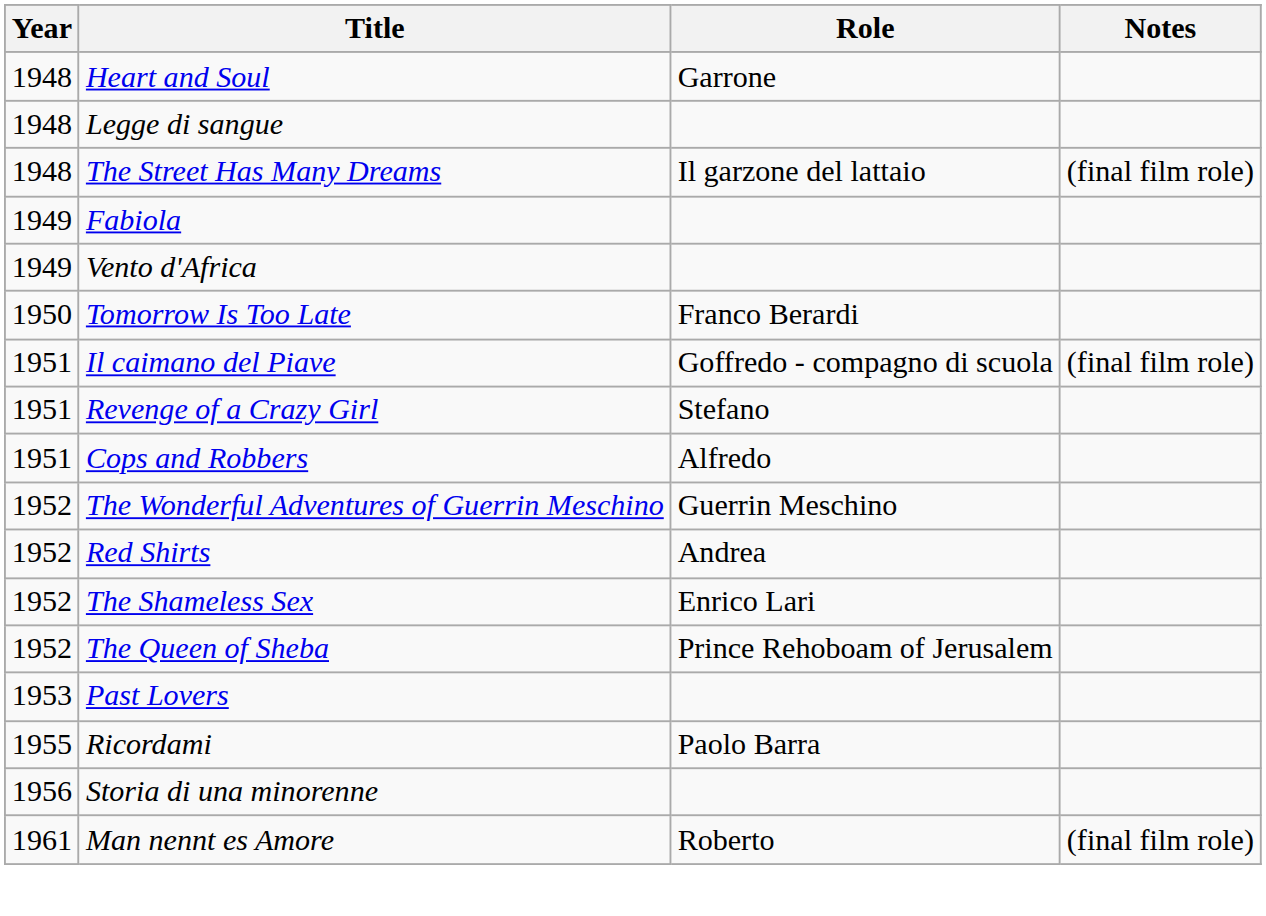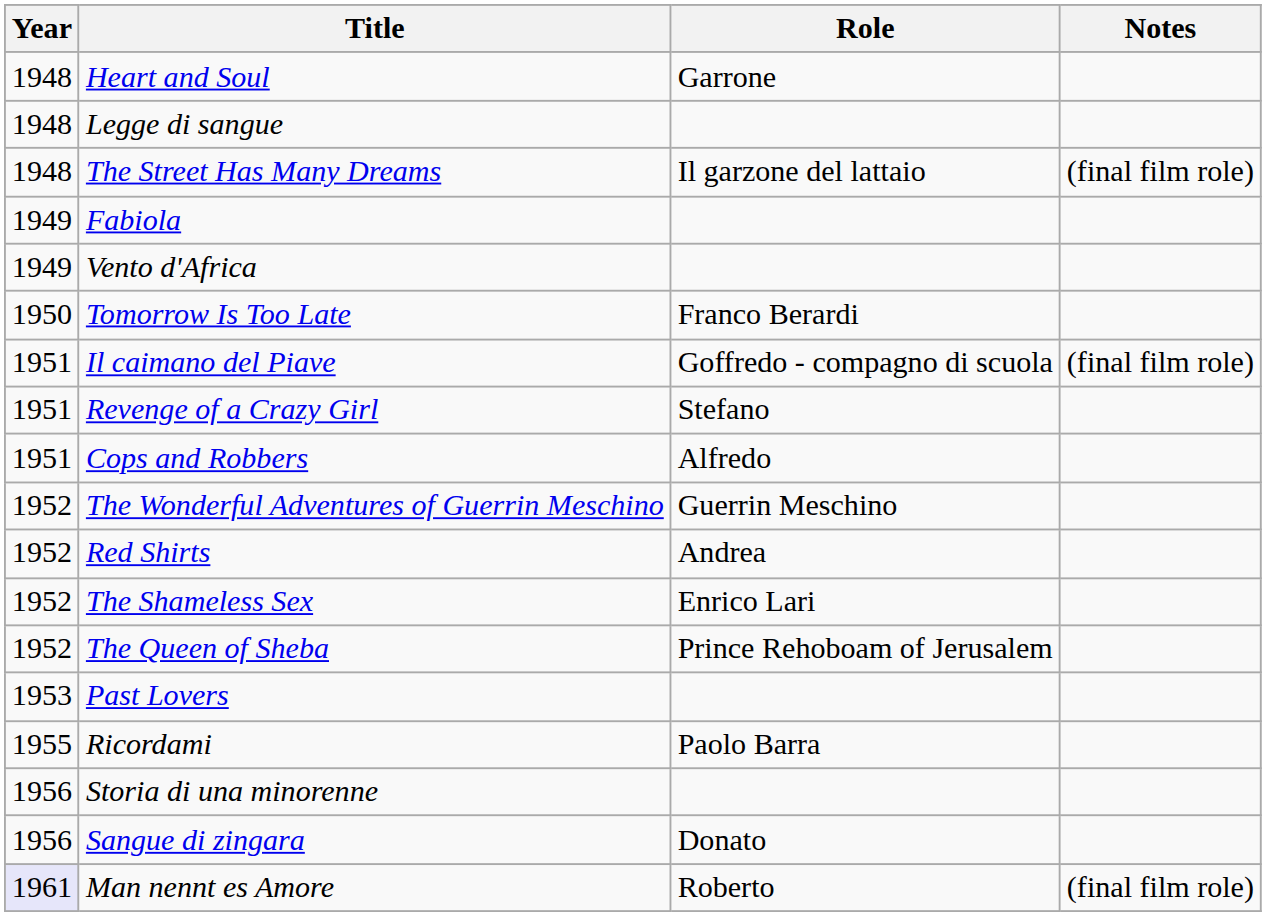+ row: (195, 839)
(42, 839) no background -> (42, 887) lavender background
